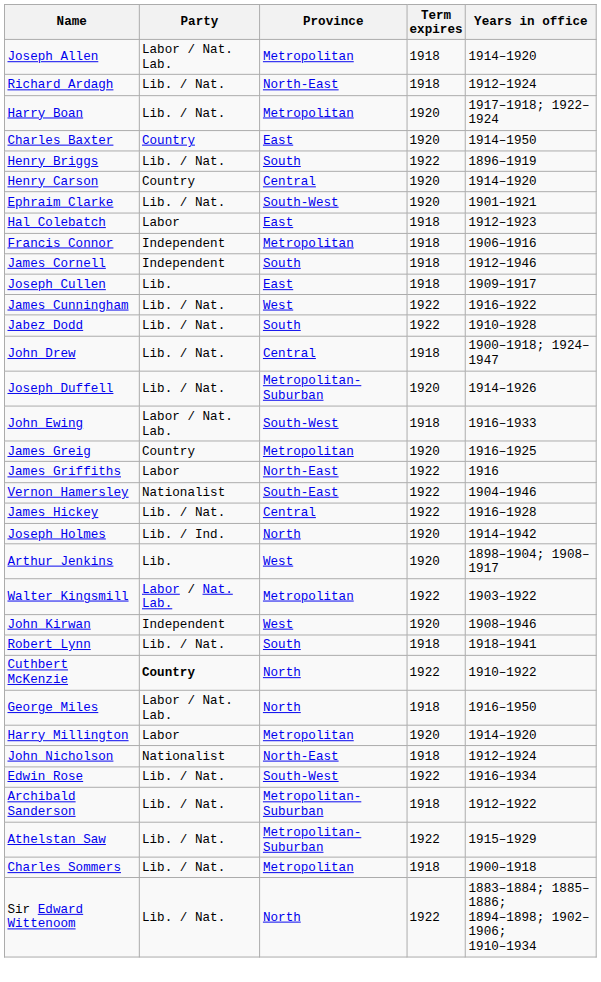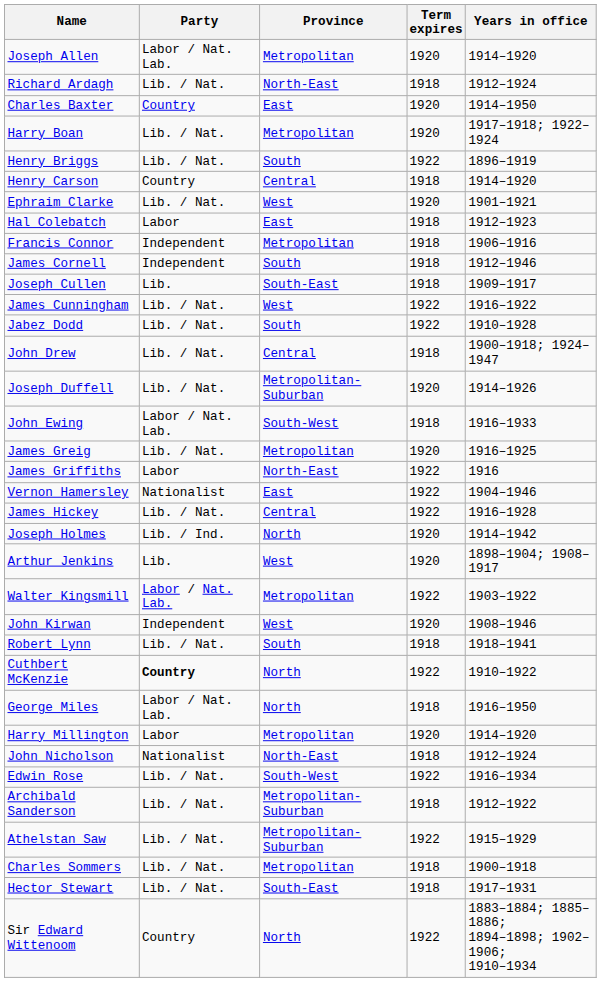(425, 57) 1918 -> (425, 57) 1920
rows swapped: (60, 141) <-> (45, 113)
(425, 182) 1920 -> (425, 182) 1918
(301, 202) South-West -> (278, 202) West
(278, 284) East -> (301, 284) South-East
(168, 451) Country -> (184, 451) Lib. / Nat.
(301, 493) South-East -> (278, 493) East
+ row: (60, 888)
(184, 917) Lib. / Nat. -> (168, 938) Country
